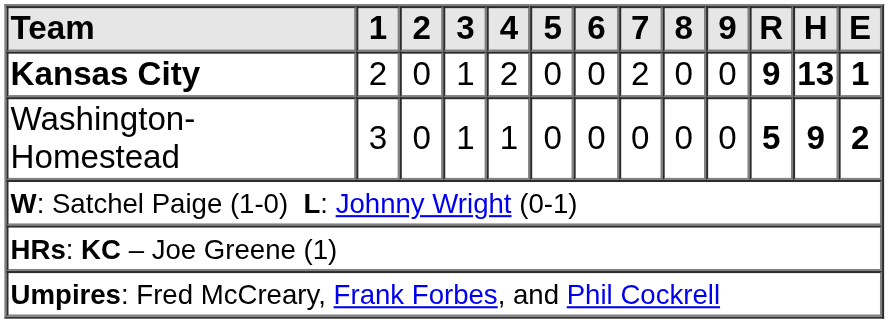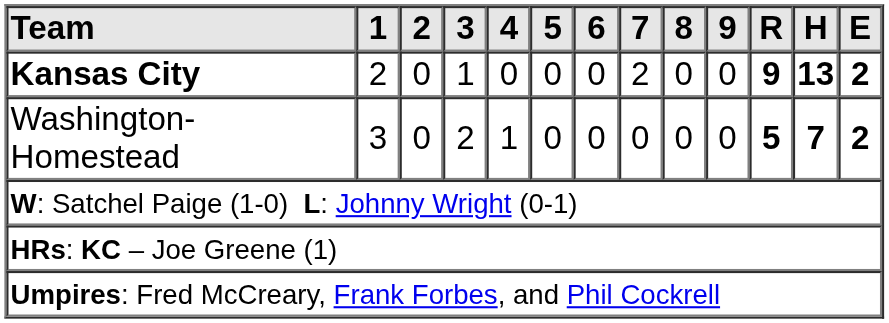(509, 73) 2 -> (509, 73) 0
(860, 73) 1 -> (860, 73) 2
(465, 138) 1 -> (465, 138) 2
(816, 138) 9 -> (816, 138) 7
